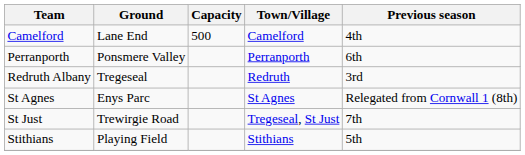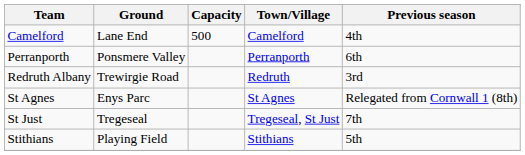(122, 77) Tregeseal -> (138, 77) Trewirgie Road
(138, 118) Trewirgie Road -> (122, 118) Tregeseal
